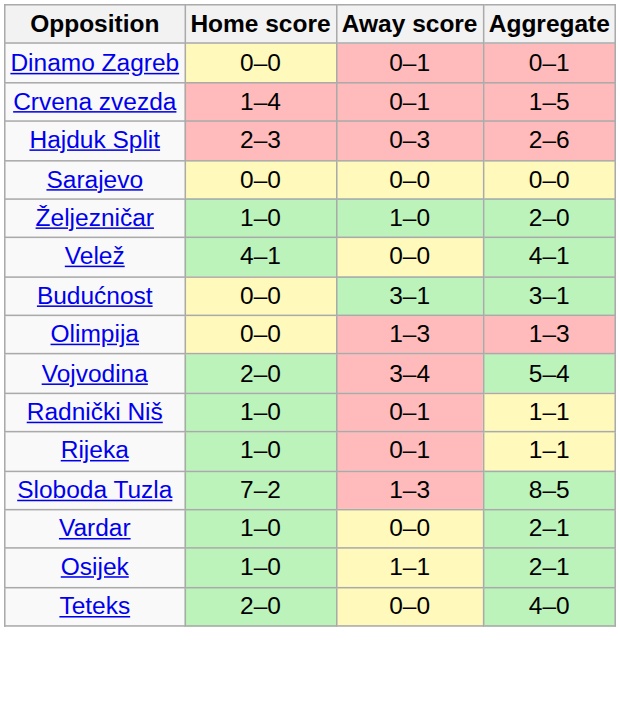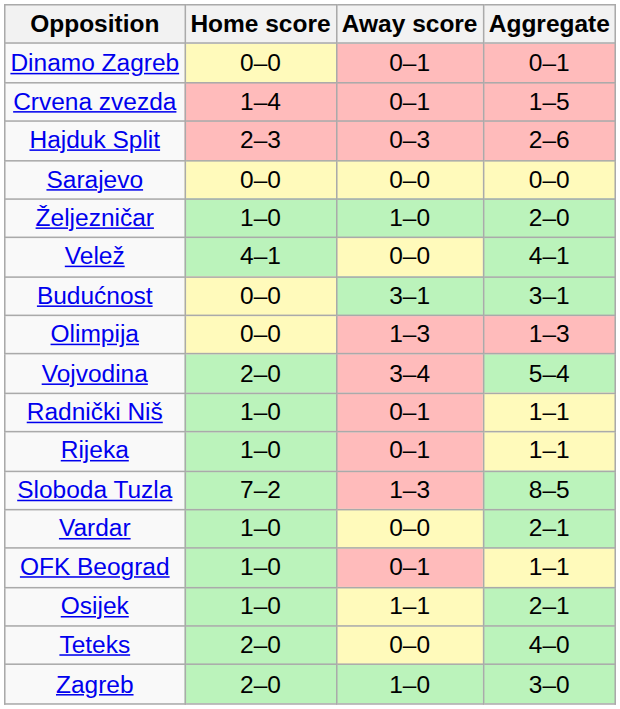+ row: (95, 567)
+ row: (95, 683)
